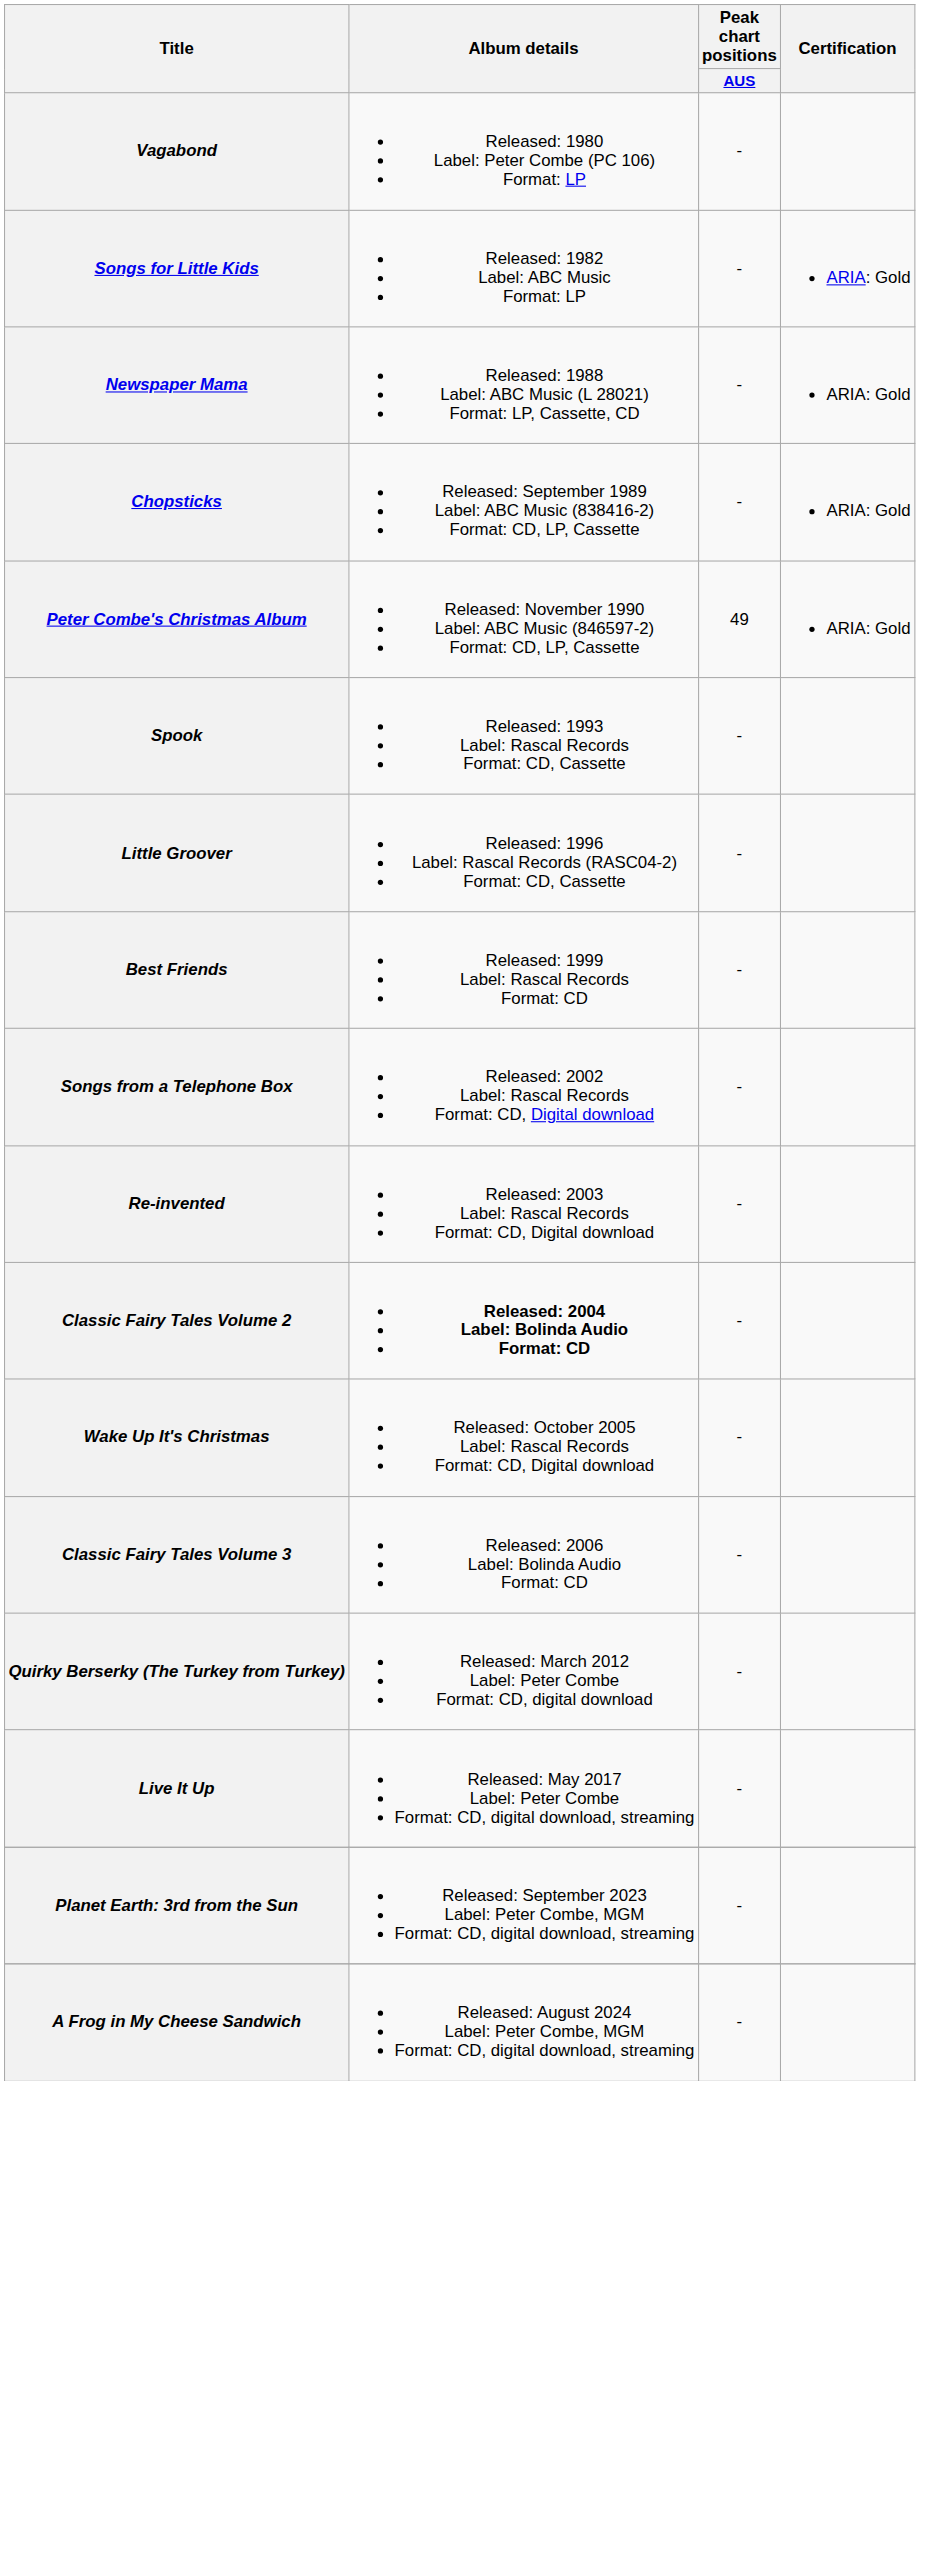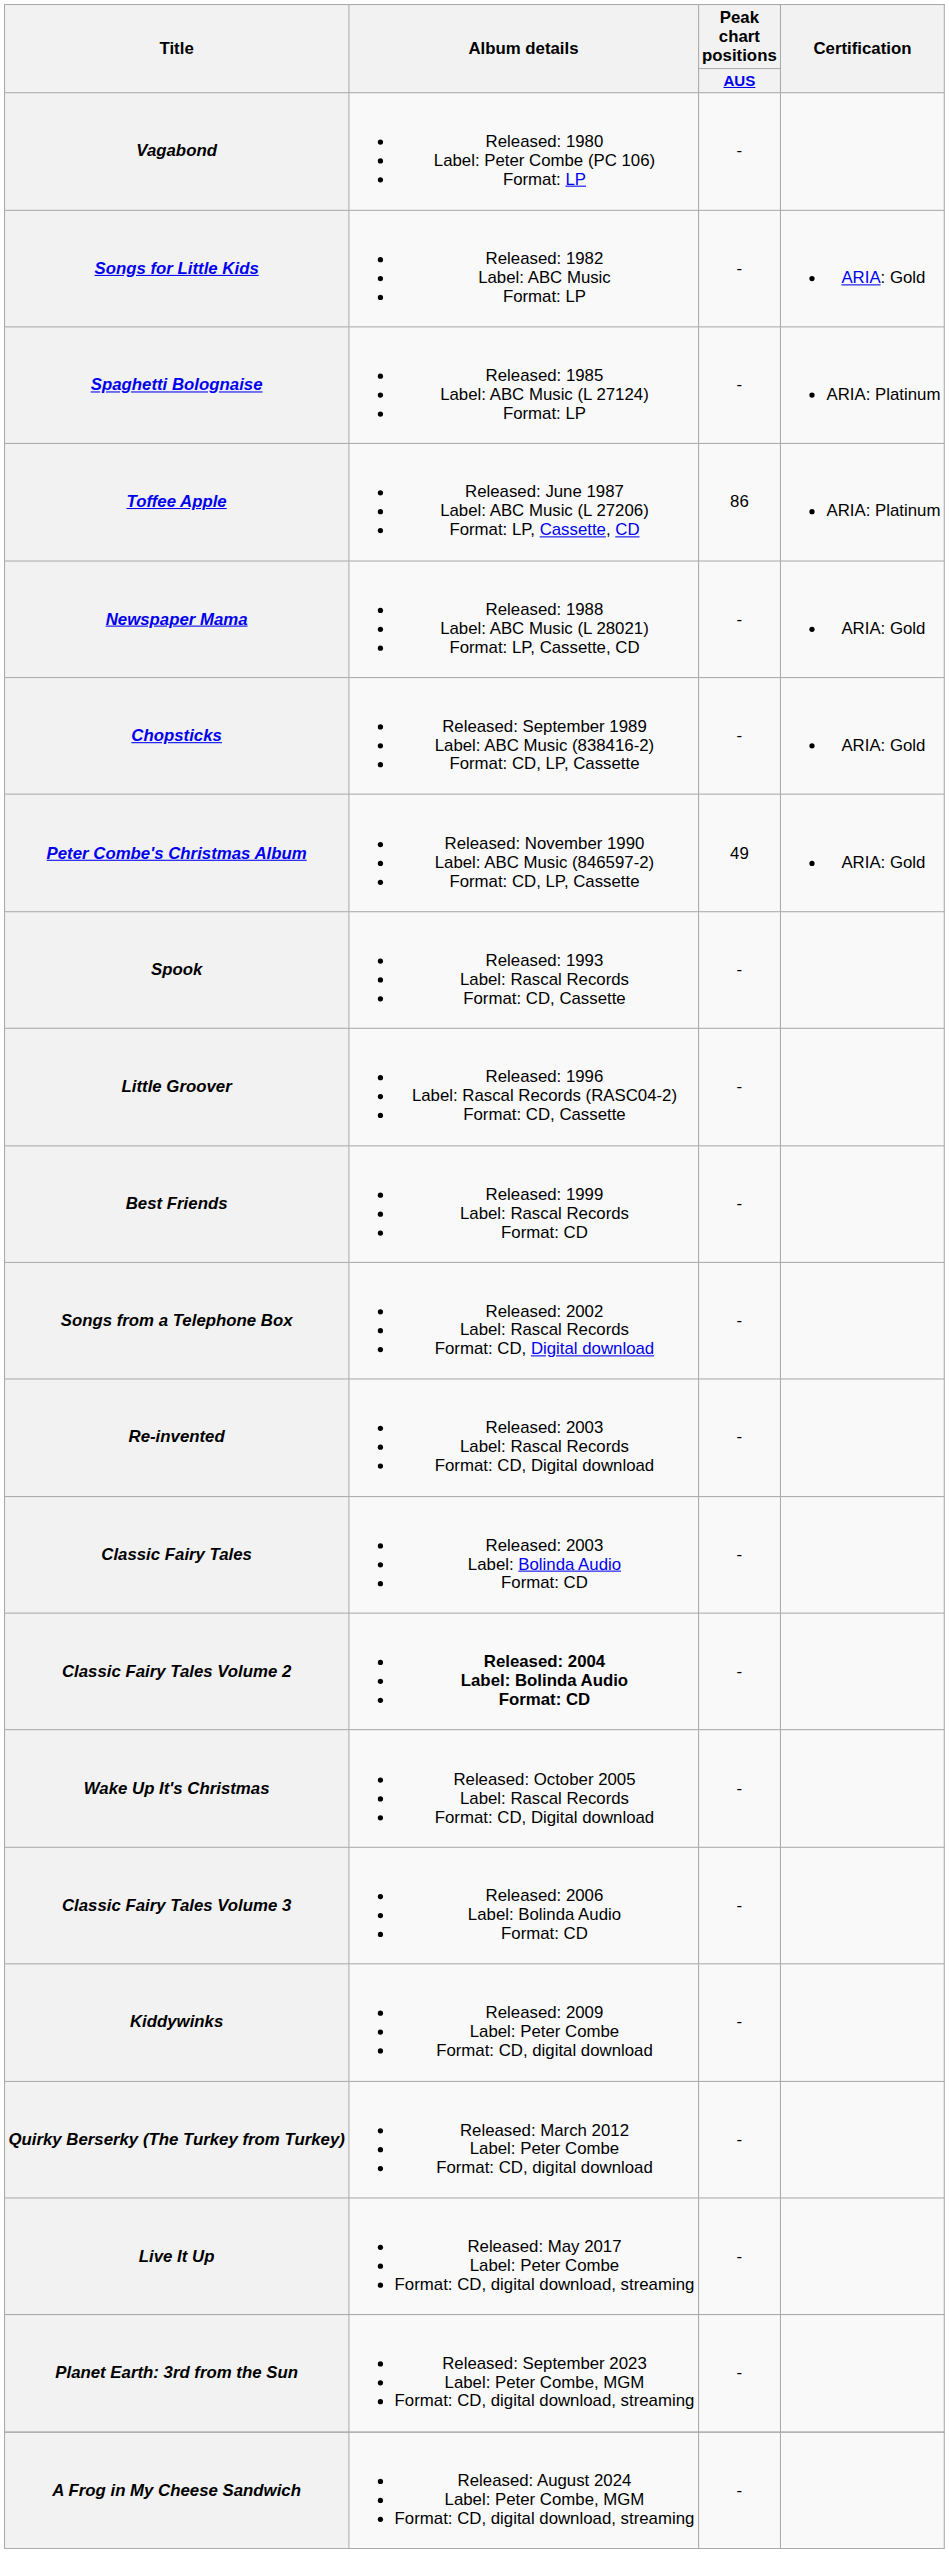+ row: (177, 385)
+ row: (177, 502)
+ row: (177, 1554)
+ row: (177, 2022)
